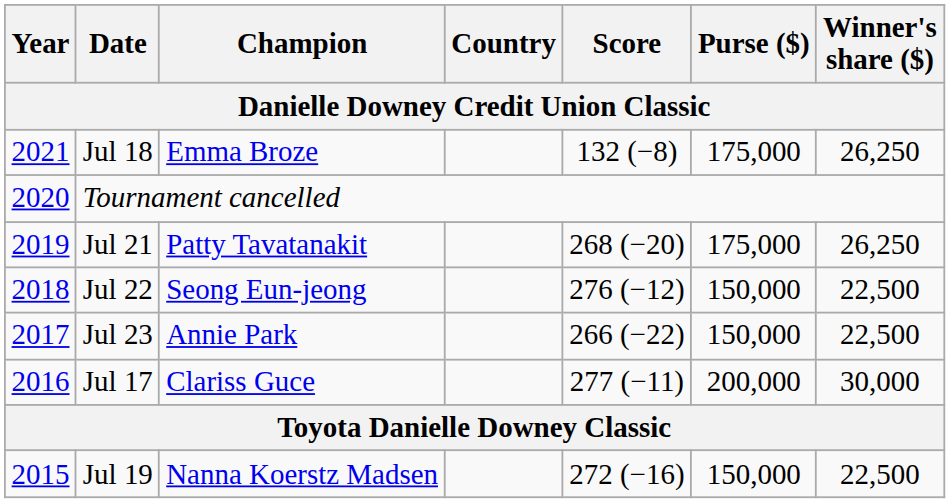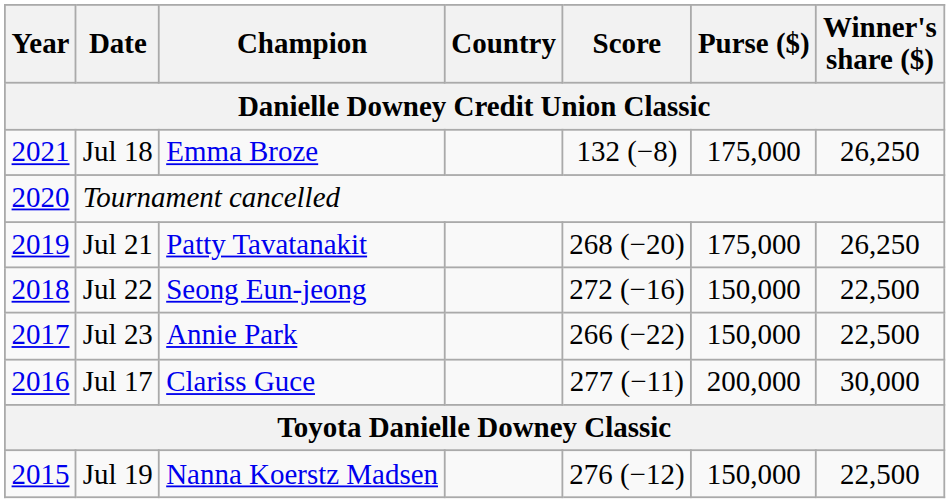(627, 289) 276 (−12) -> (627, 289) 272 (−16)
(627, 473) 272 (−16) -> (627, 473) 276 (−12)
